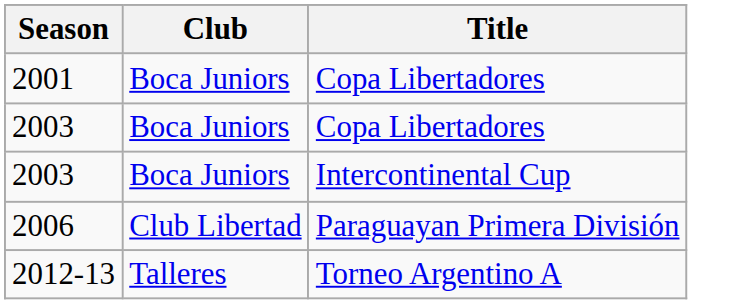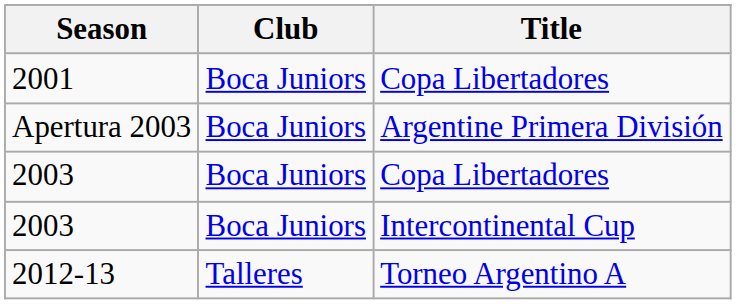+ row: (102, 126)
- row: (43, 224)
